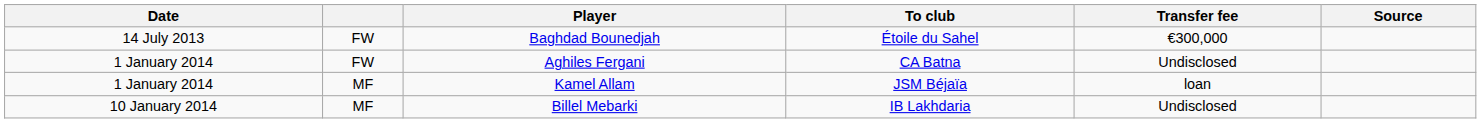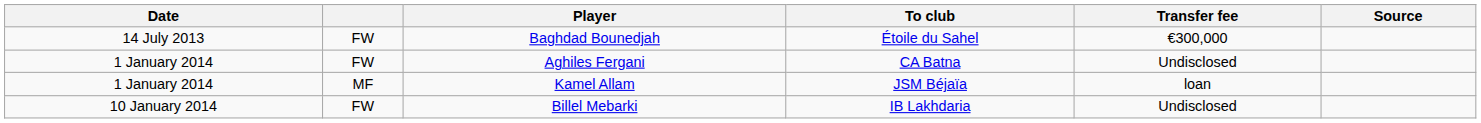(363, 106) MF -> (363, 106) FW
